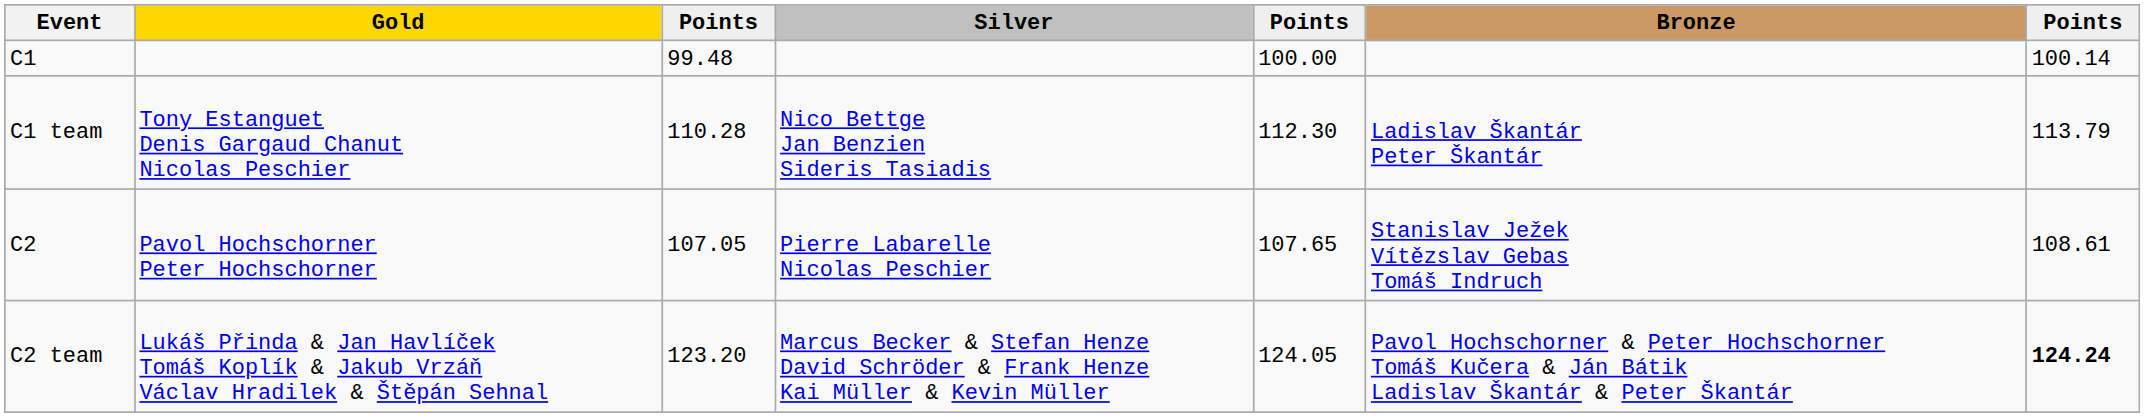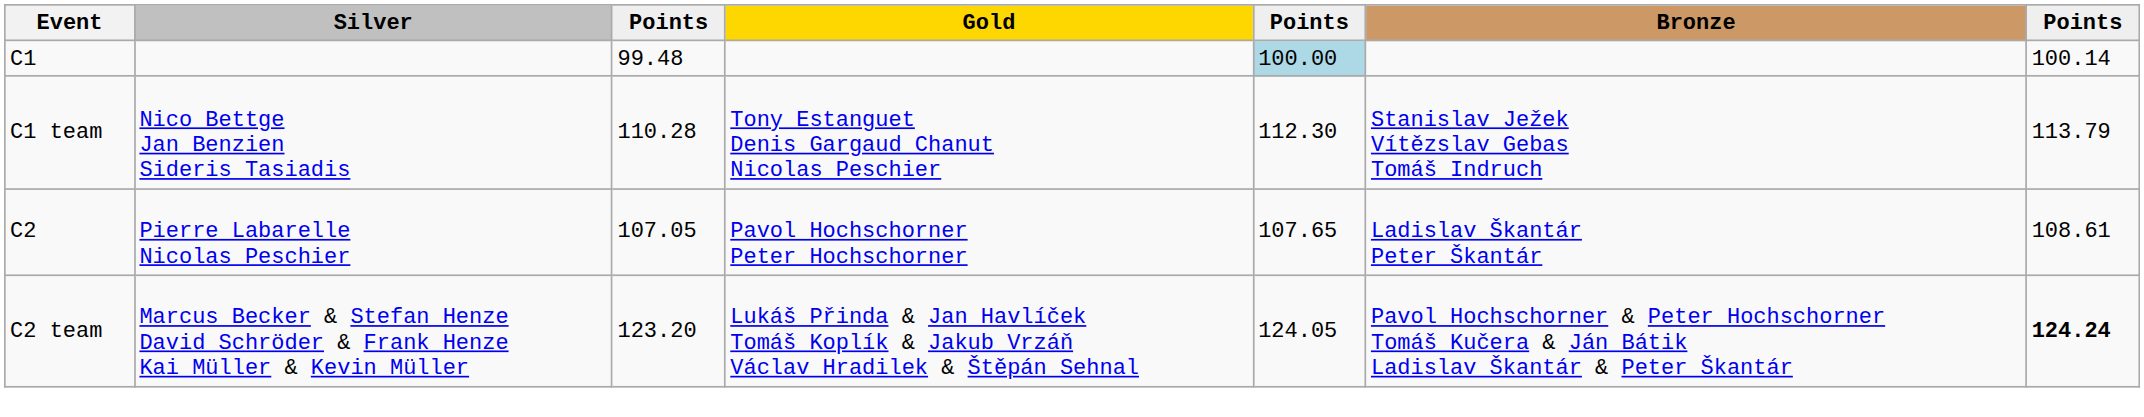columns swapped: (398, 23) <-> (1014, 23)
(1298, 59) no background -> (1298, 59) lightblue background
(1476, 145) Ladislav Škantár Peter Škantár -> (1470, 145) Stanislav Ježek Vítězslav Gebas Tomáš Indruch
(1470, 257) Stanislav Ježek Vítězslav Gebas Tomáš Indruch -> (1476, 244) Ladislav Škantár Peter Škantár
